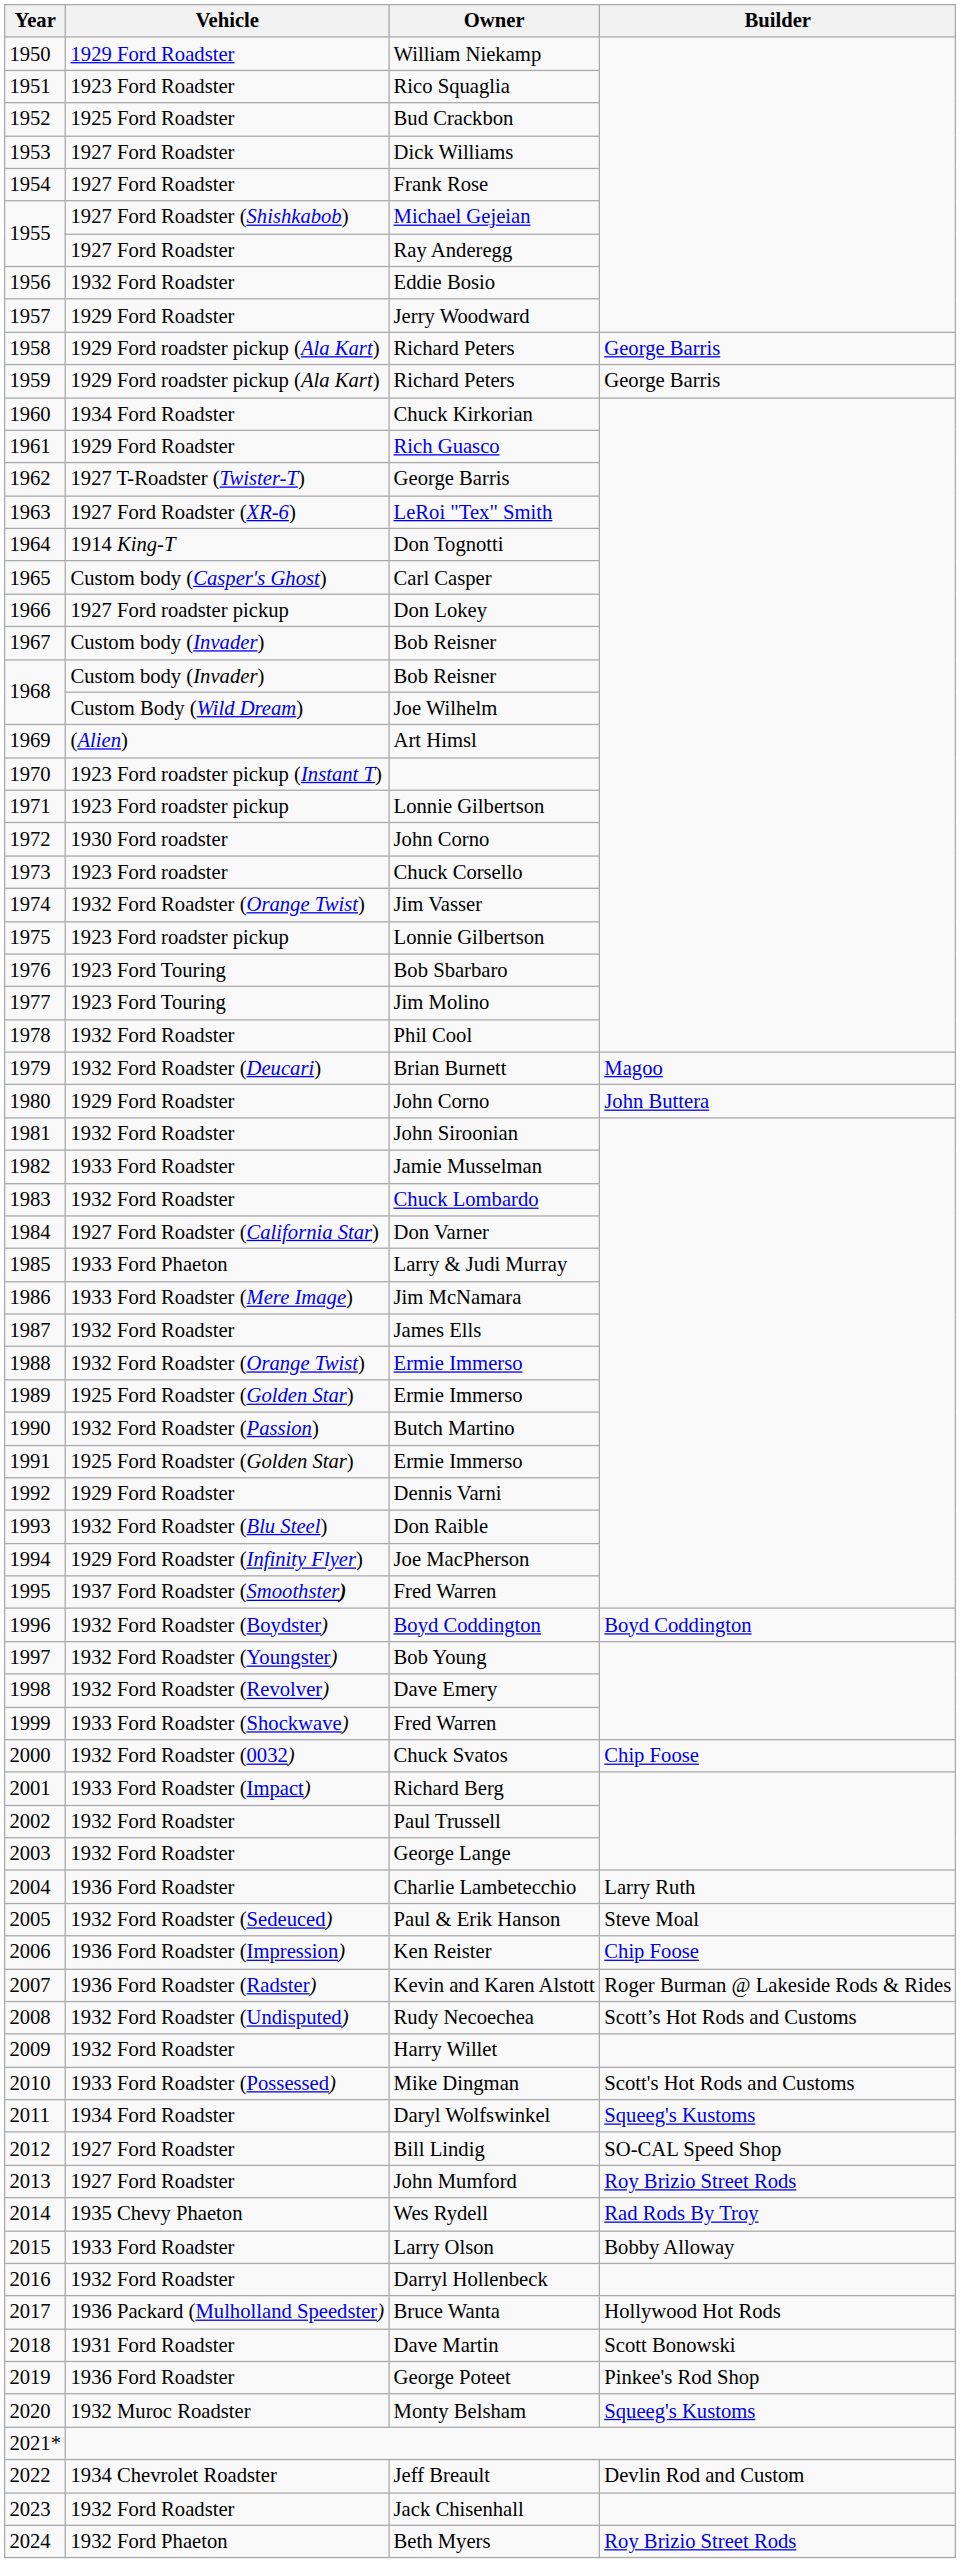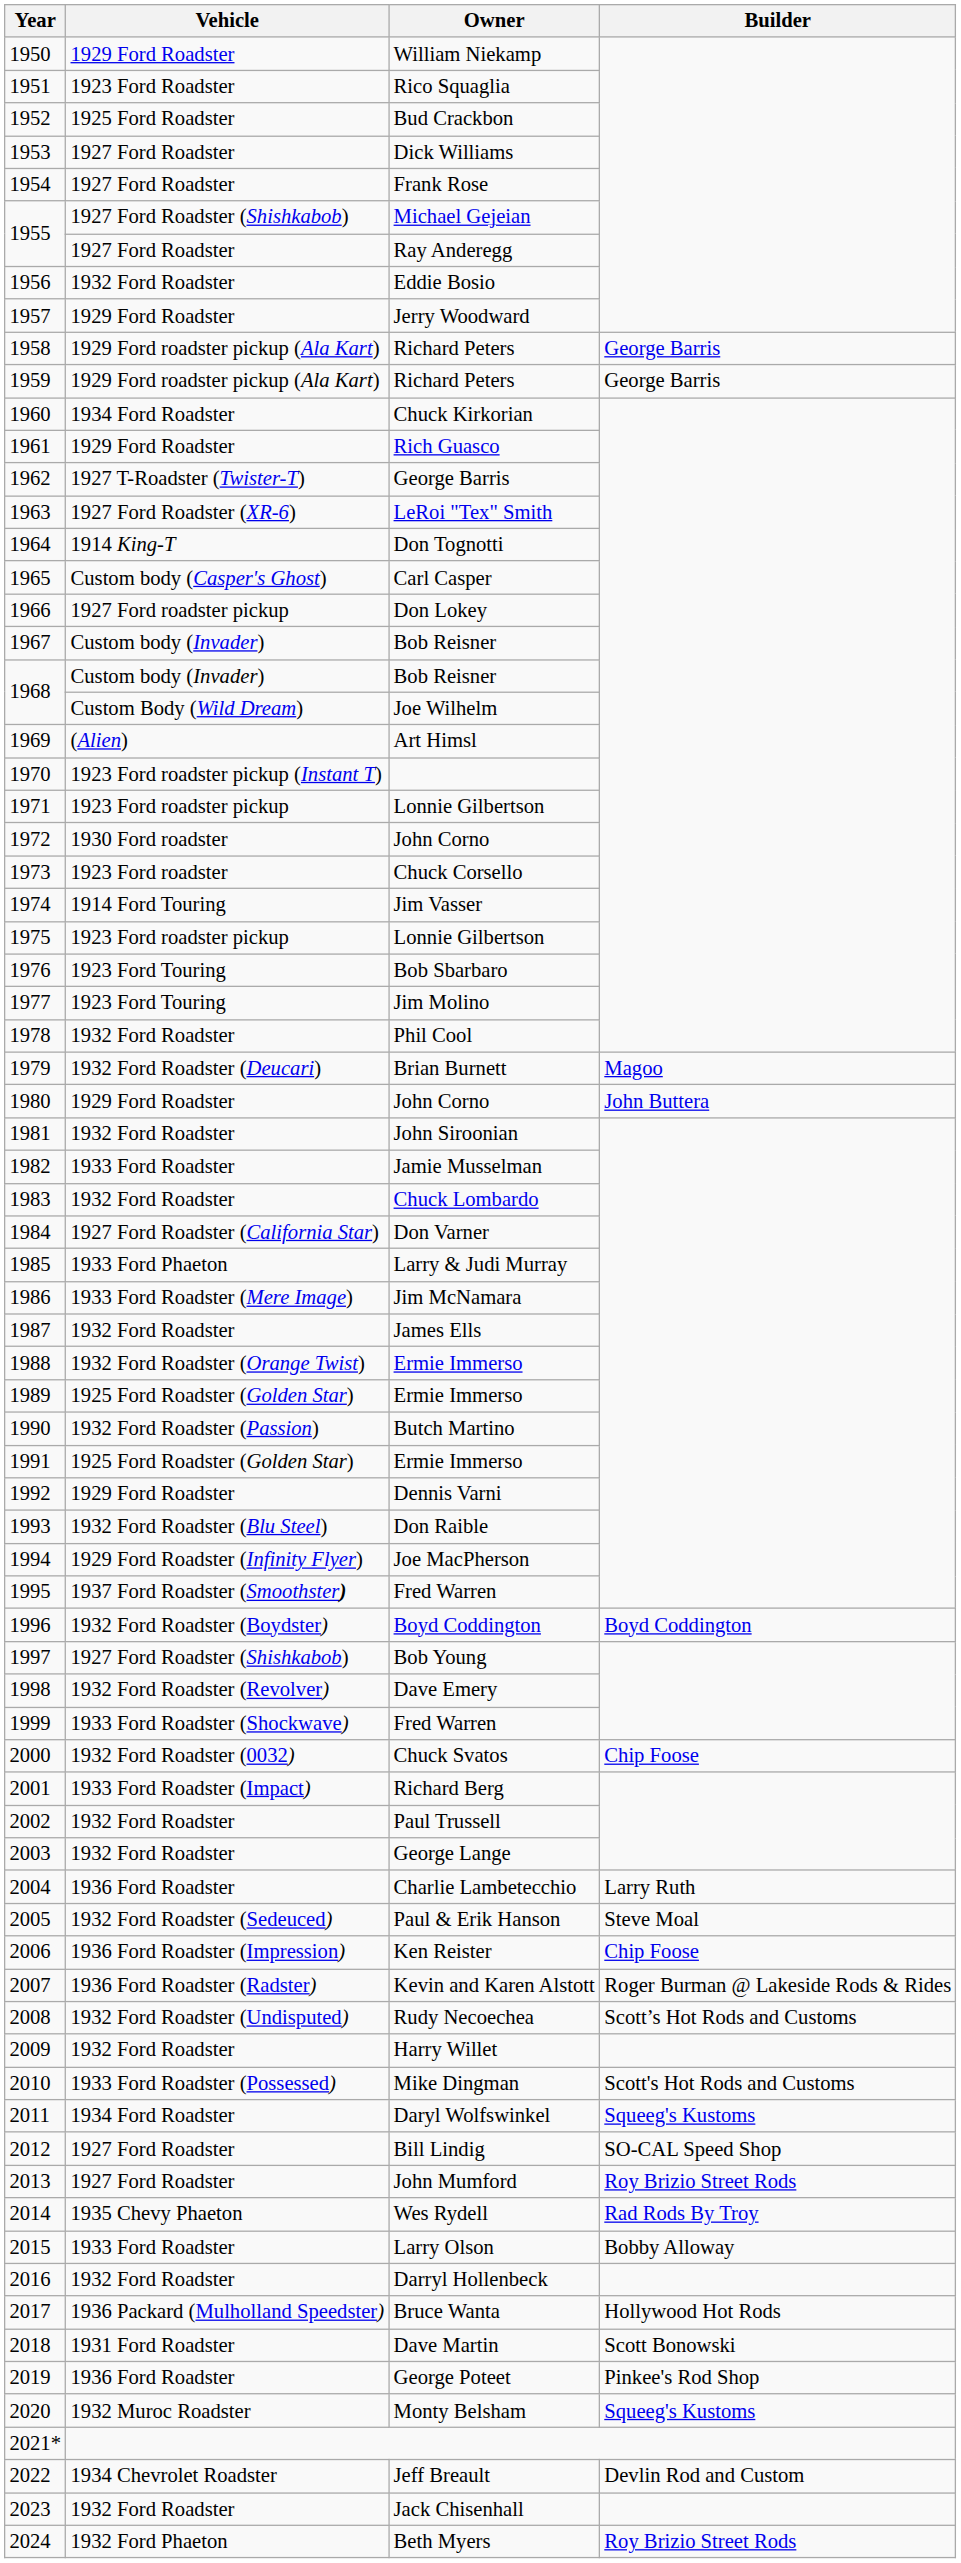(218, 904) 1932 Ford Roadster (Orange Twist) -> (148, 904) 1914 Ford Touring
(204, 1657) 1932 Ford Roadster (Youngster) -> (210, 1657) 1927 Ford Roadster (Shishkabob)
